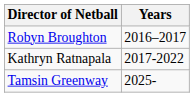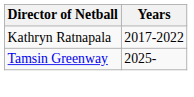- row: (57, 37)
